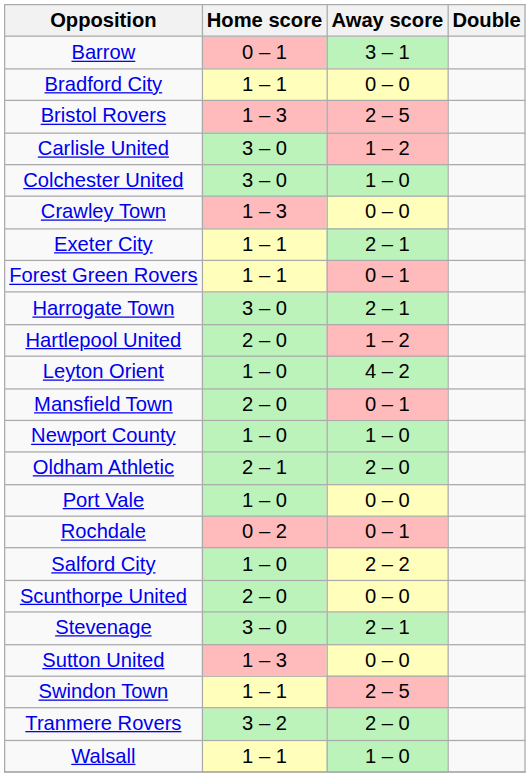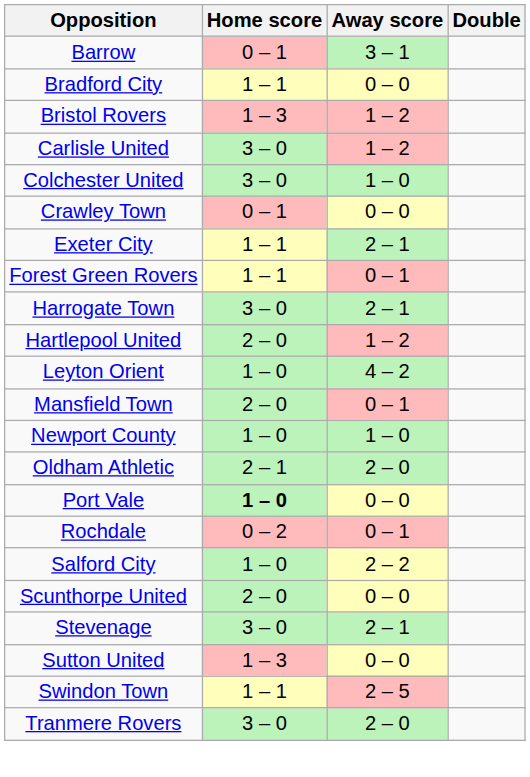(387, 116) 2 – 5 -> (387, 116) 1 – 2
(265, 212) 1 – 3 -> (265, 212) 0 – 1
(265, 500) normal -> (265, 500) bold
(265, 723) 3 – 2 -> (265, 723) 3 – 0
- row: (103, 755)
